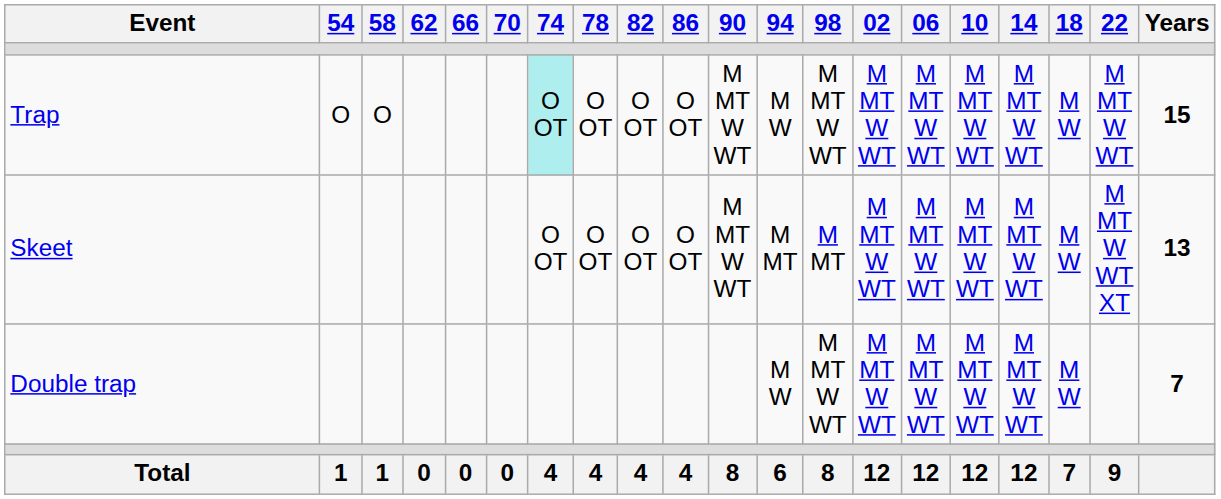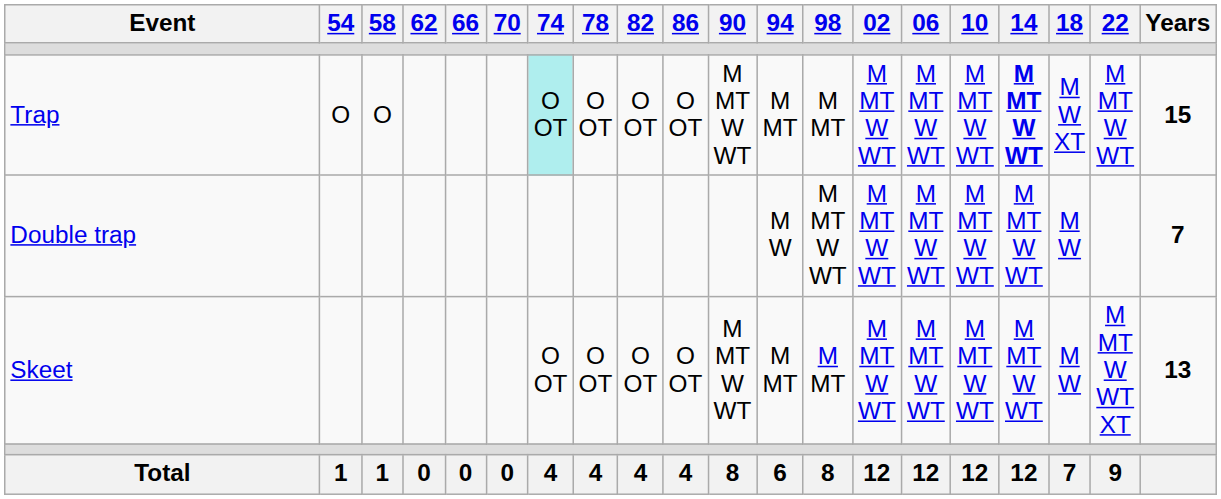(780, 114) M W -> (780, 114) M MT
(828, 114) M MT W WT -> (828, 114) M MT
(1024, 114) normal -> (1024, 114) bold
(1069, 114) M W -> (1070, 114) M W XT
rows swapped: (73, 383) <-> (41, 248)
